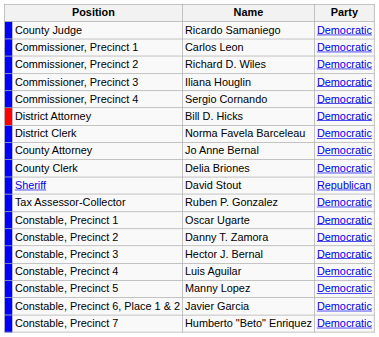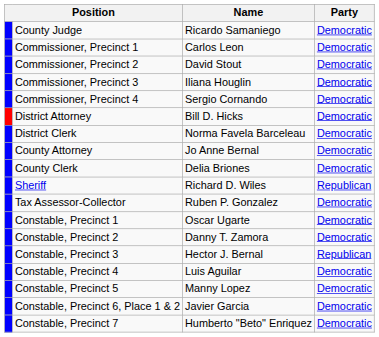(226, 64) Richard D. Wiles -> (213, 64) David Stout
(213, 185) David Stout -> (226, 185) Richard D. Wiles
(344, 254) Democratic -> (344, 254) Republican
